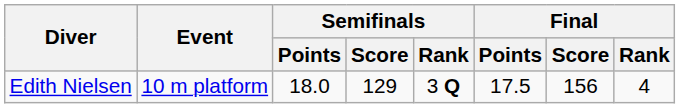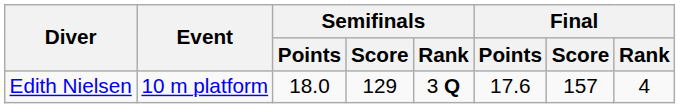(510, 87) 17.5 -> (510, 87) 17.6
(580, 87) 156 -> (580, 87) 157
